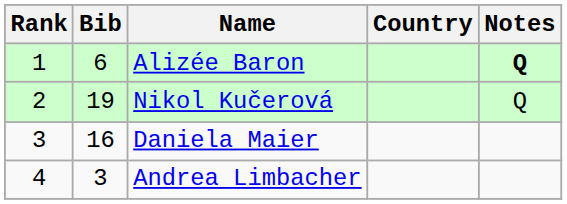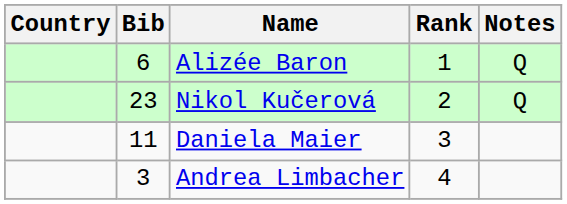columns swapped: (39, 24) <-> (423, 24)
(520, 63) bold -> (520, 63) normal
(100, 102) 19 -> (143, 102) 23
(100, 141) 16 -> (143, 141) 11
